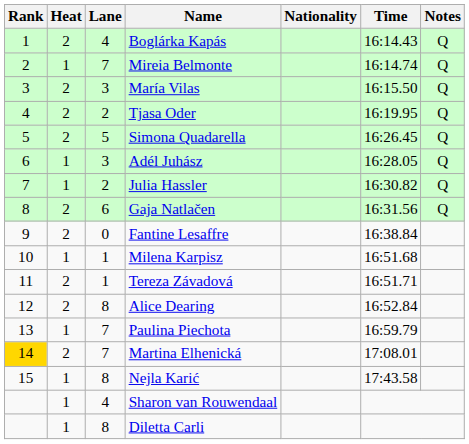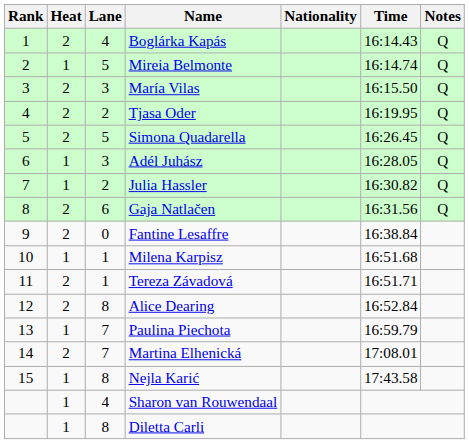(105, 64) 7 -> (105, 64) 5
(26, 354) gold background -> (26, 354) no background
